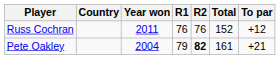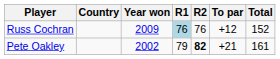columns swapped: (224, 12) <-> (257, 12)
(147, 29) 2011 -> (147, 29) 2009
(182, 29) no background -> (182, 29) lightblue background
(147, 46) 2004 -> (147, 46) 2002
